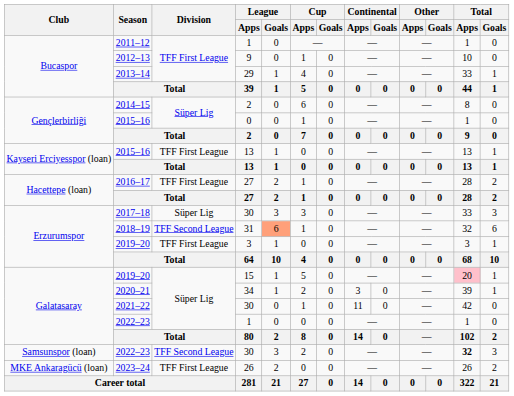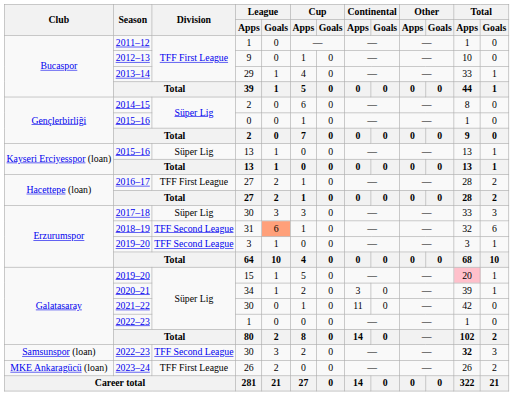(194, 151) TFF First League -> (194, 151) Süper Lig
(194, 244) TFF First League -> (194, 244) TFF Second League
